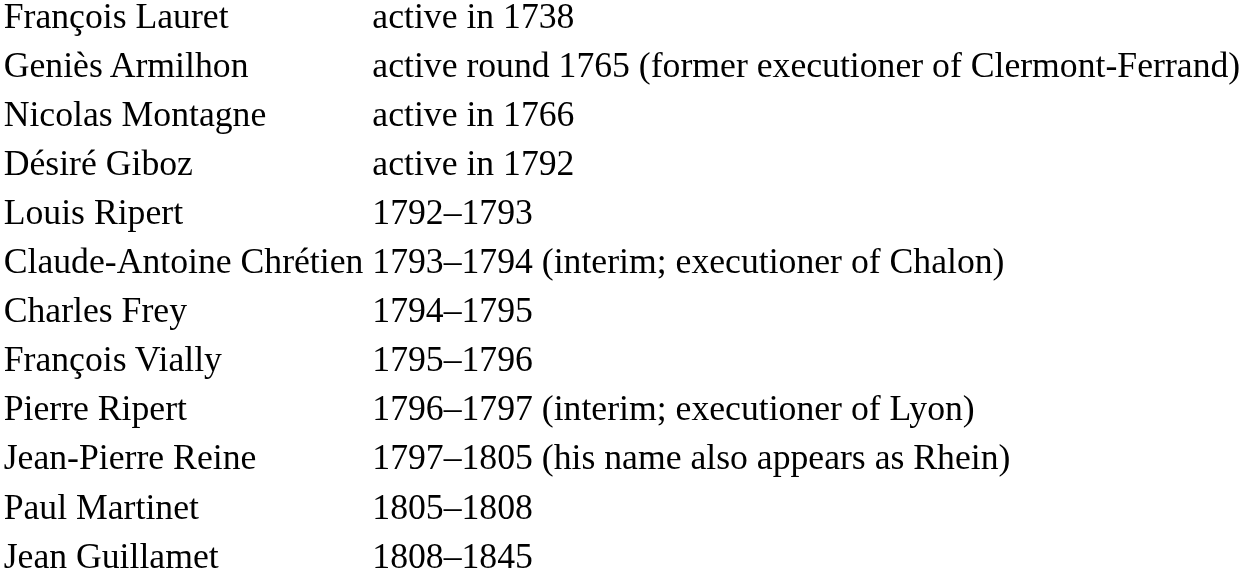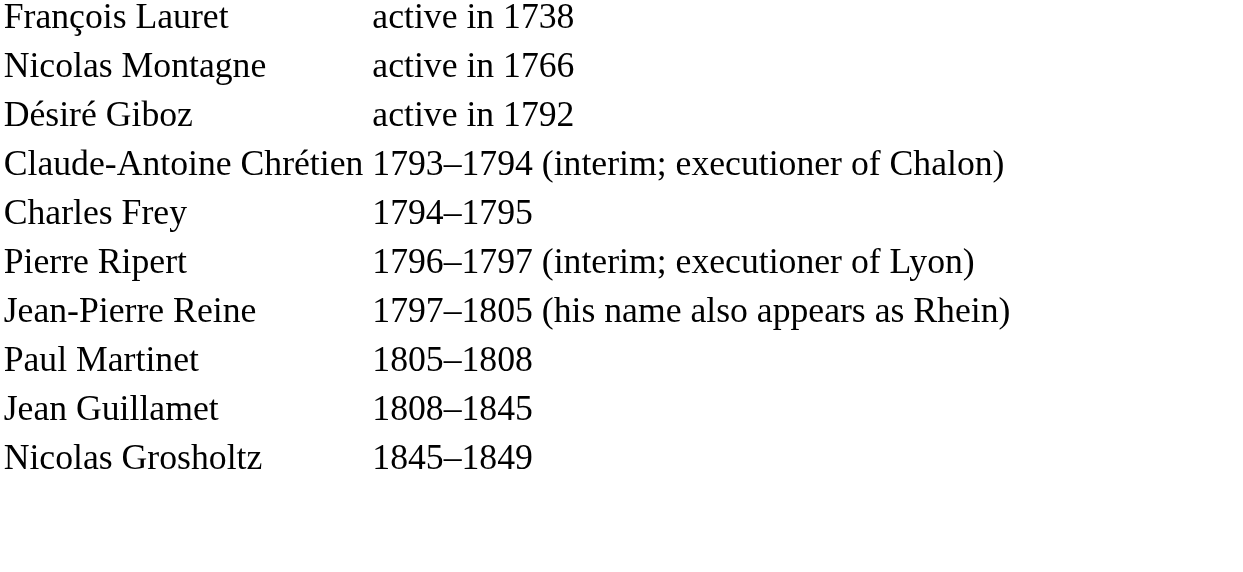- row: (126, 65)
- row: (93, 212)
- row: (113, 359)
+ row: (133, 457)
